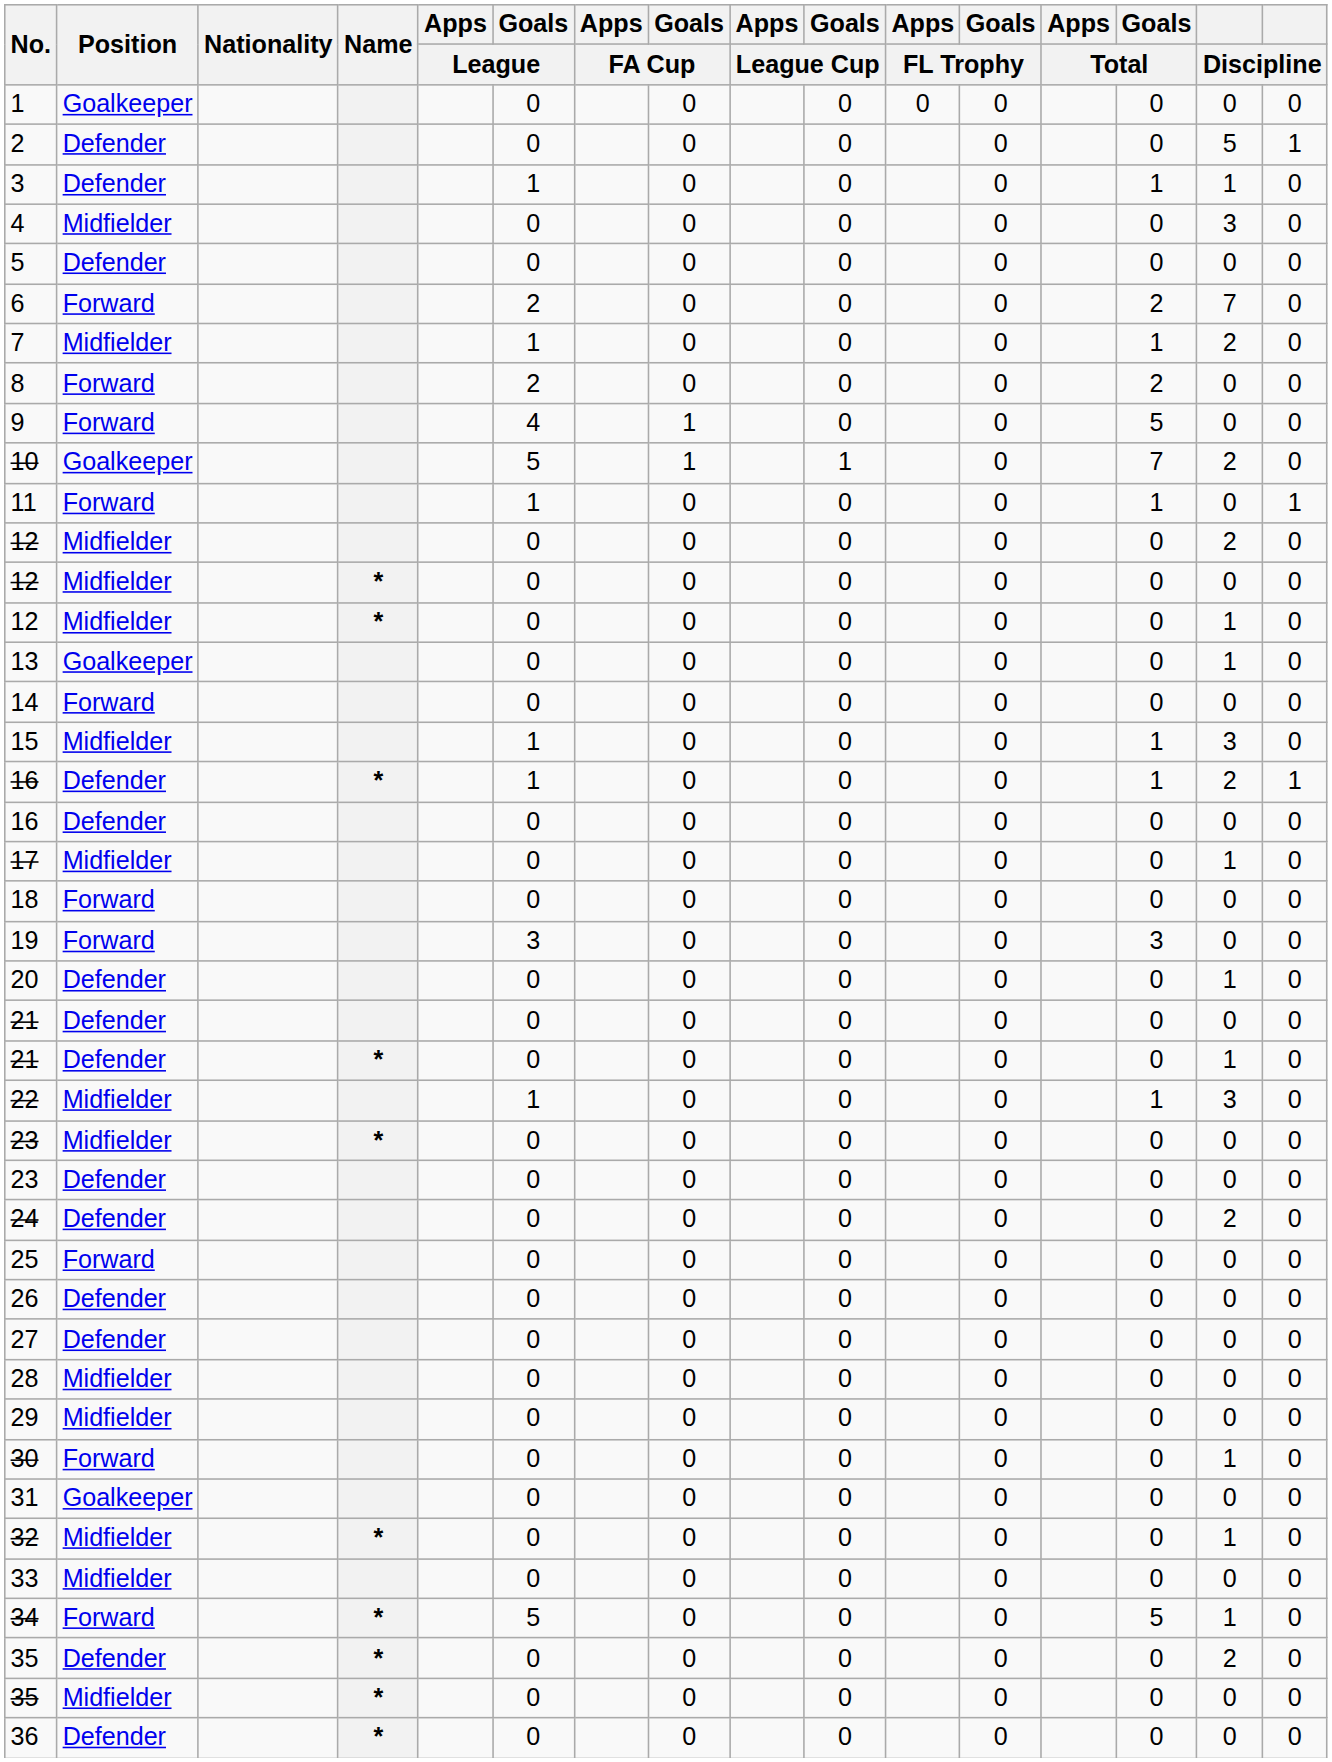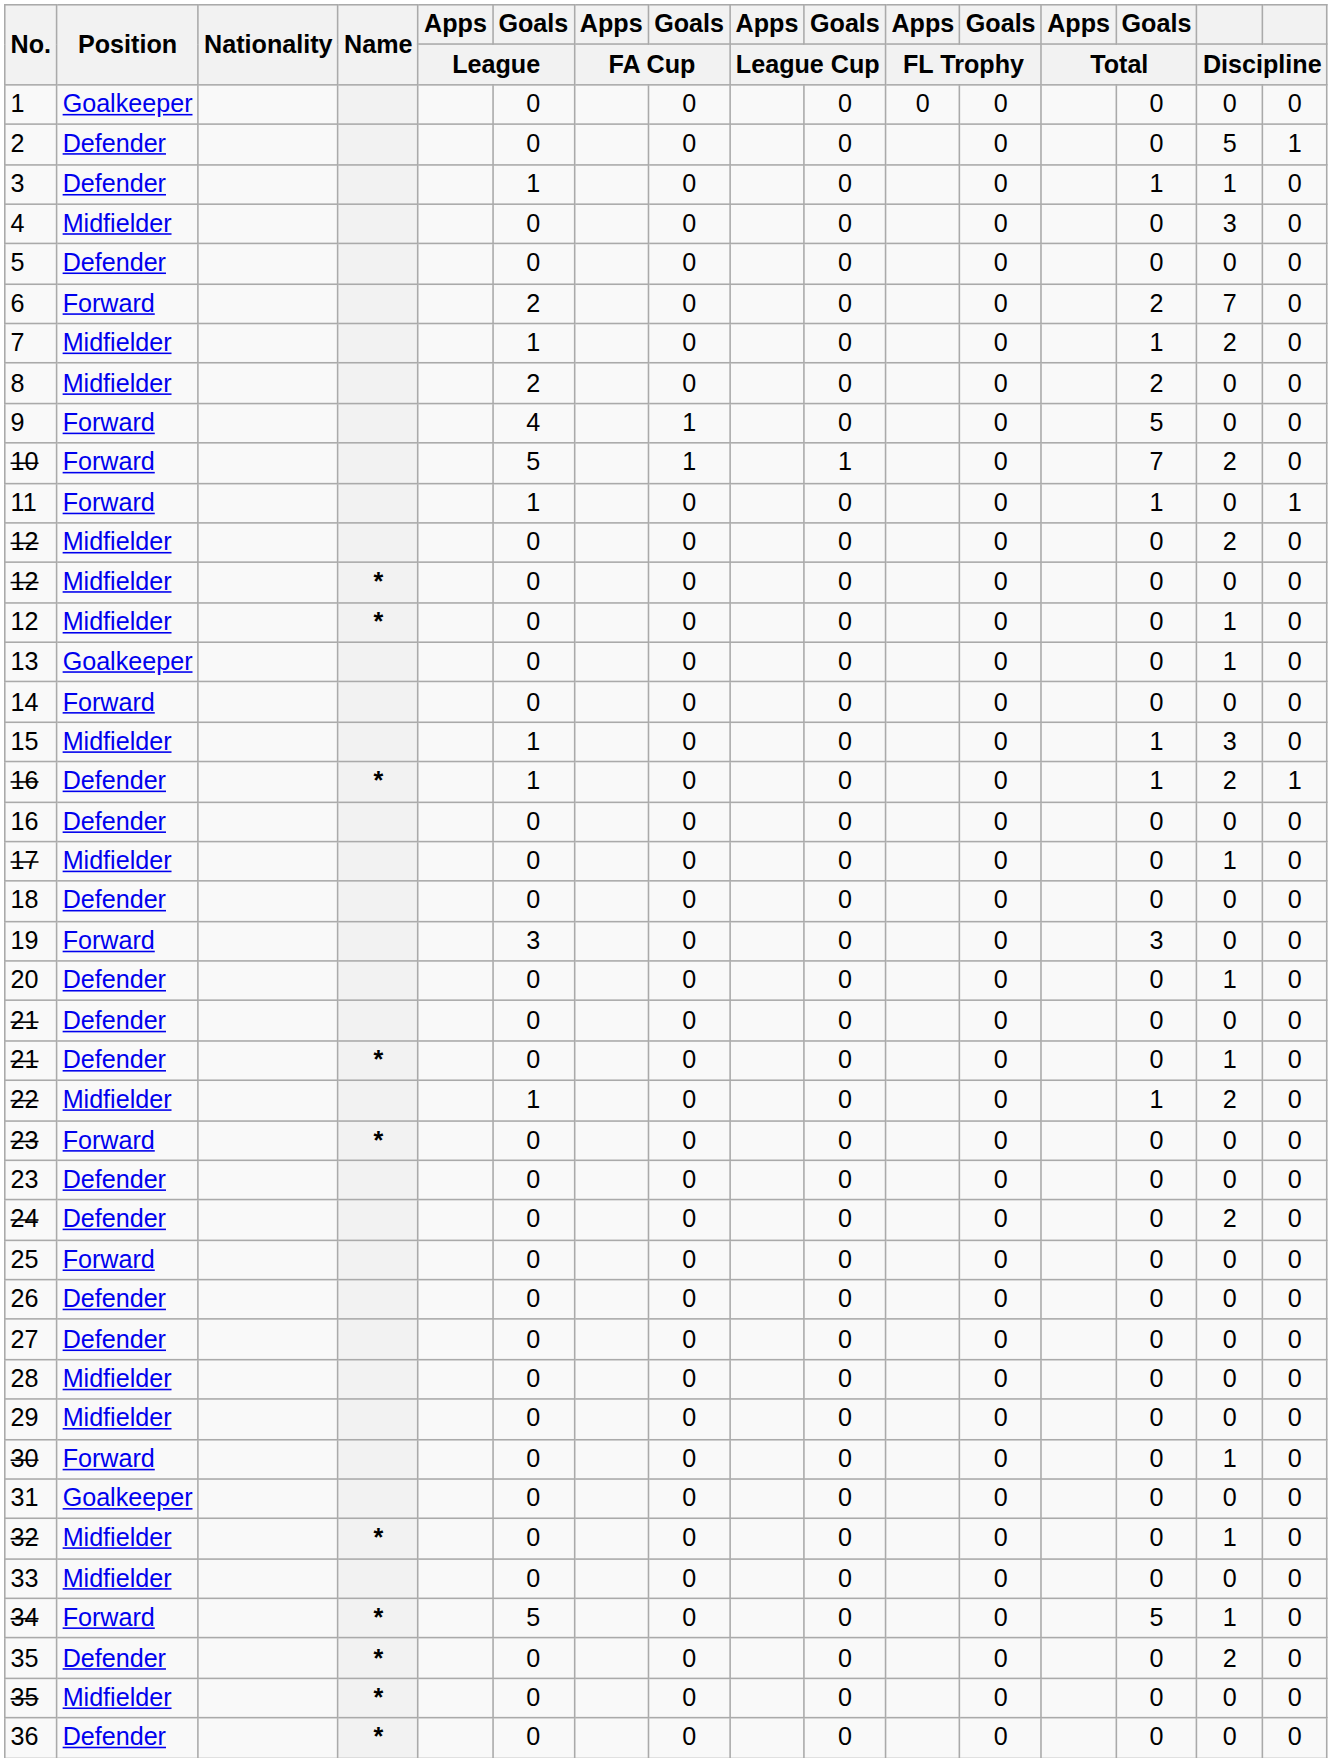(109, 382) Forward -> (117, 382) Midfielder
(128, 462) Goalkeeper -> (109, 462) Forward
(109, 900) Forward -> (114, 900) Defender
(1230, 1100) 3 -> (1230, 1100) 2
(117, 1139) Midfielder -> (109, 1139) Forward
